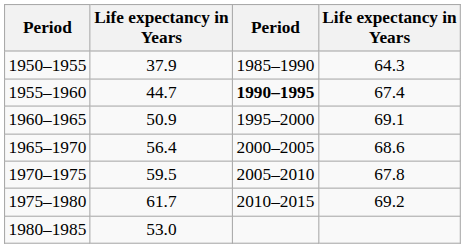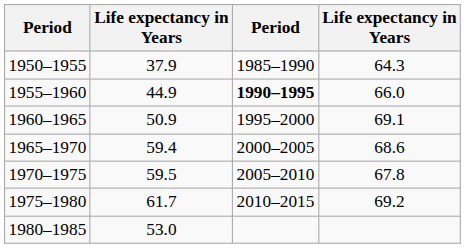(161, 92) 44.7 -> (161, 92) 44.9
(389, 92) 67.4 -> (389, 92) 66.0
(161, 147) 56.4 -> (161, 147) 59.4
